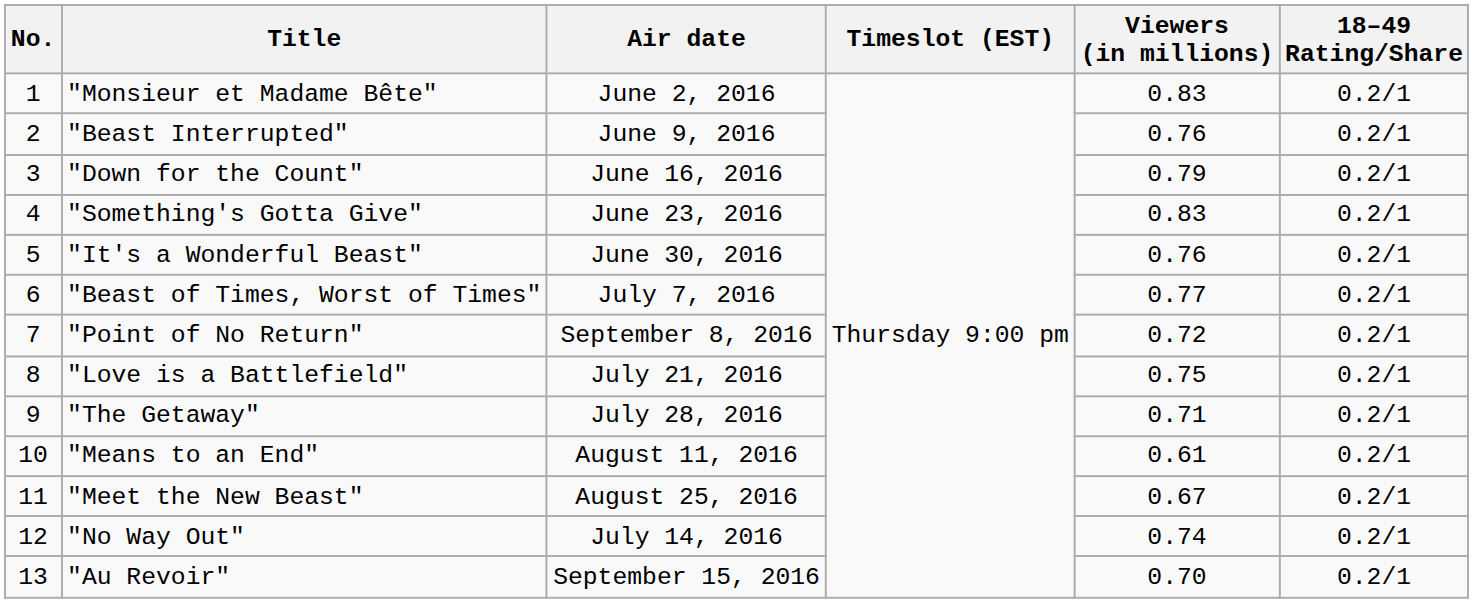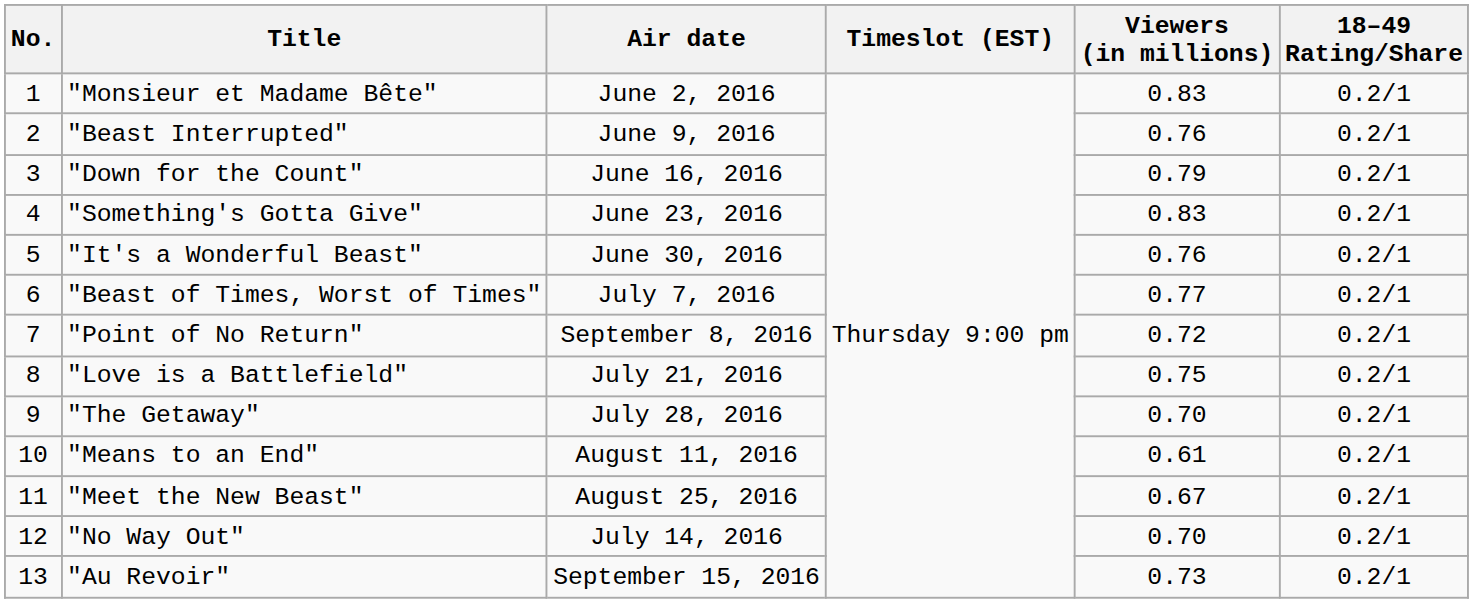(1177, 416) 0.71 -> (1177, 416) 0.70
(1177, 537) 0.74 -> (1177, 537) 0.70
(1177, 577) 0.70 -> (1177, 577) 0.73
